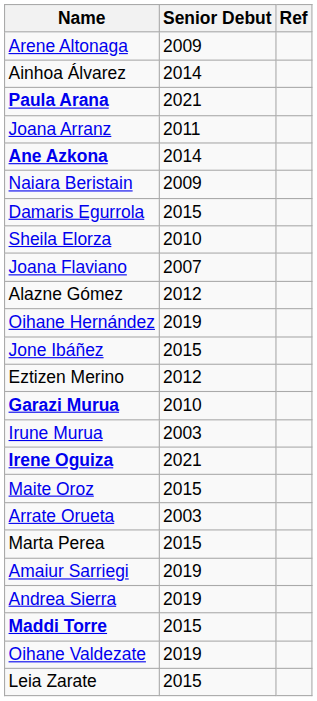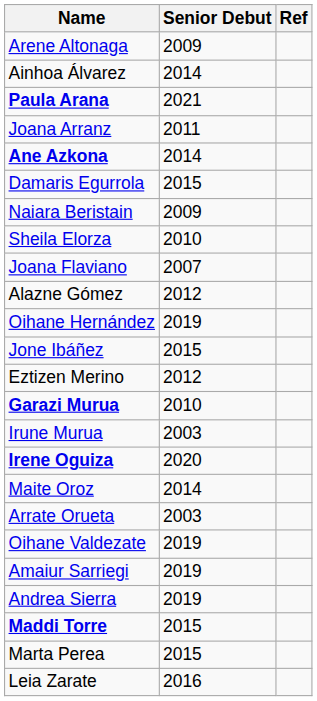rows swapped: (71, 184) <-> (76, 211)
(182, 460) 2021 -> (182, 460) 2020
(182, 488) 2015 -> (182, 488) 2014
rows swapped: (57, 543) <-> (77, 654)
(182, 682) 2015 -> (182, 682) 2016
